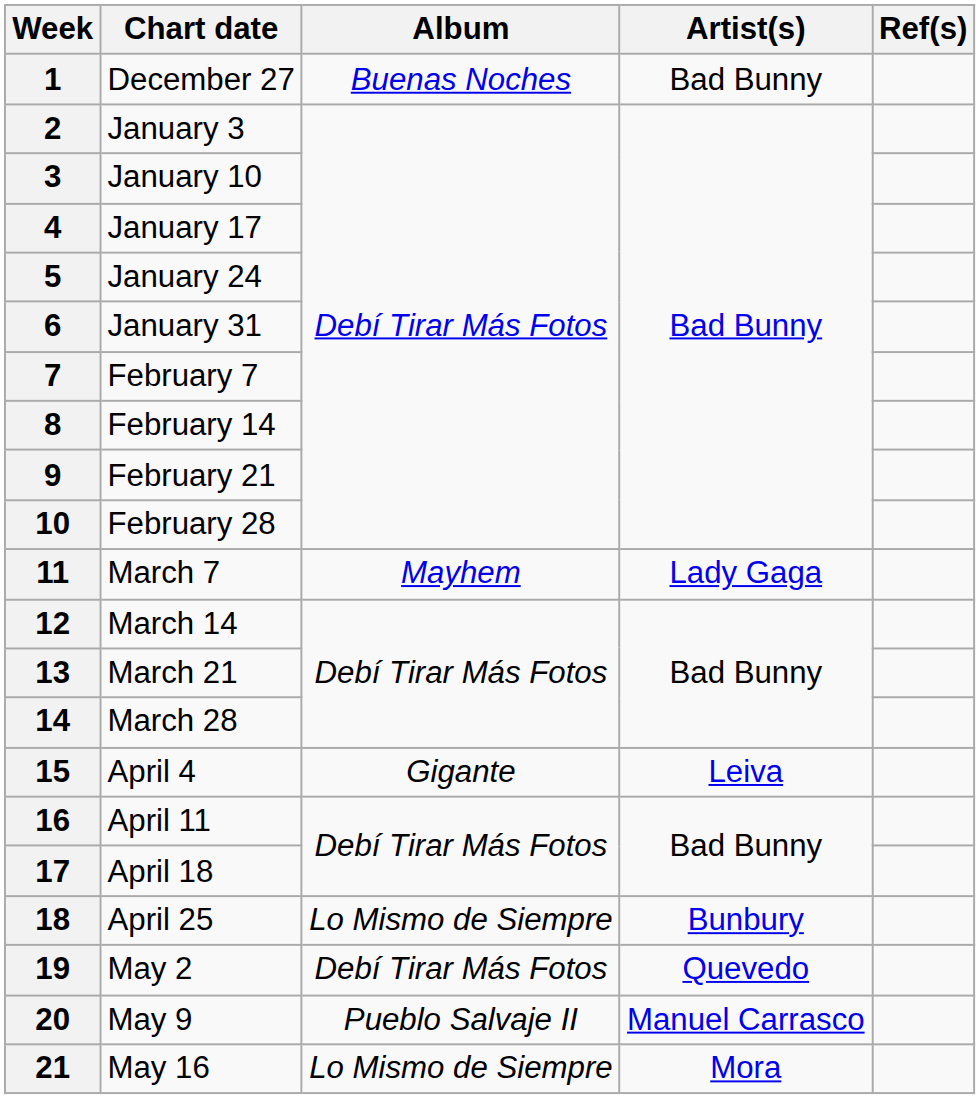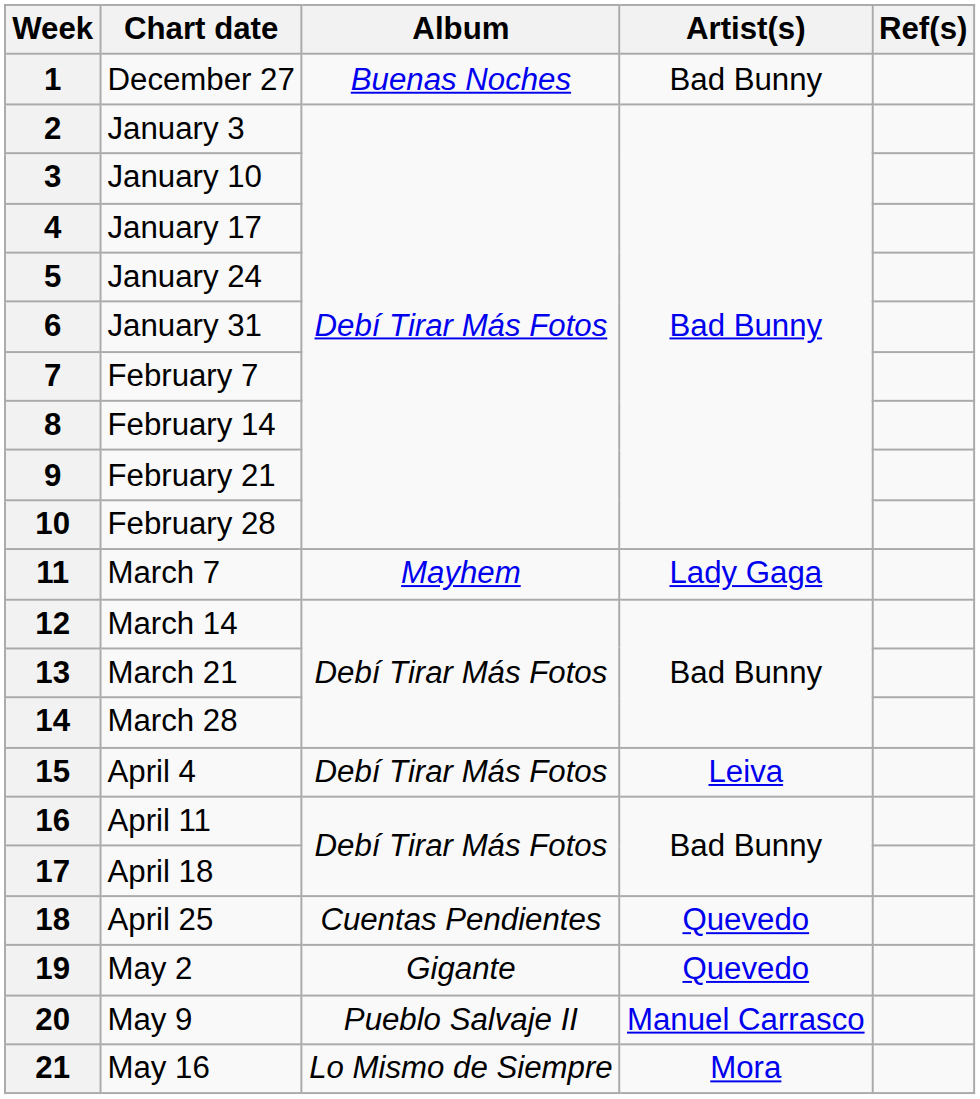(461, 771) Gigante -> (461, 771) Debí Tirar Más Fotos
(461, 919) Lo Mismo de Siempre -> (461, 919) Cuentas Pendientes
(746, 919) Bunbury -> (746, 919) Quevedo
(461, 969) Debí Tirar Más Fotos -> (461, 969) Gigante
